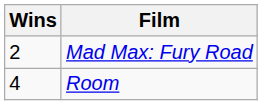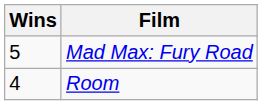(15, 52) 2 -> (15, 52) 5
